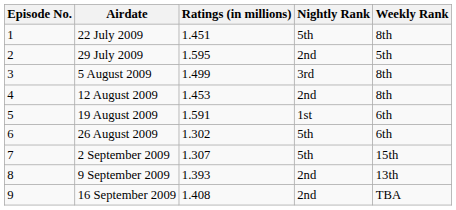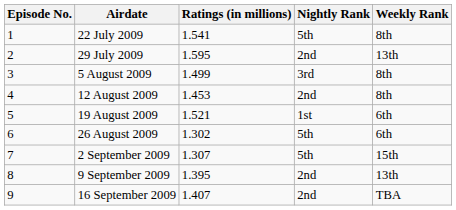(196, 34) 1.451 -> (196, 34) 1.541
(384, 54) 5th -> (387, 54) 13th
(196, 114) 1.591 -> (196, 114) 1.521
(196, 174) 1.393 -> (196, 174) 1.395
(196, 194) 1.408 -> (196, 194) 1.407
